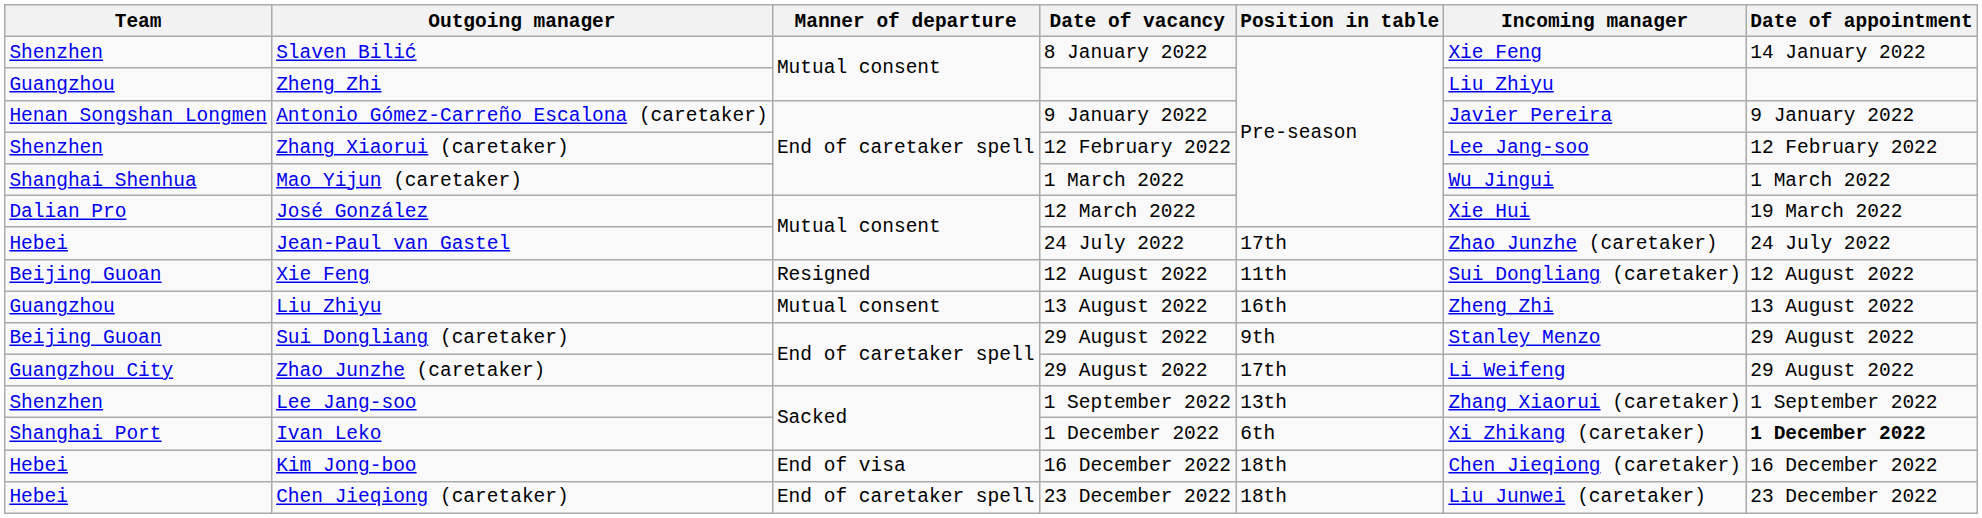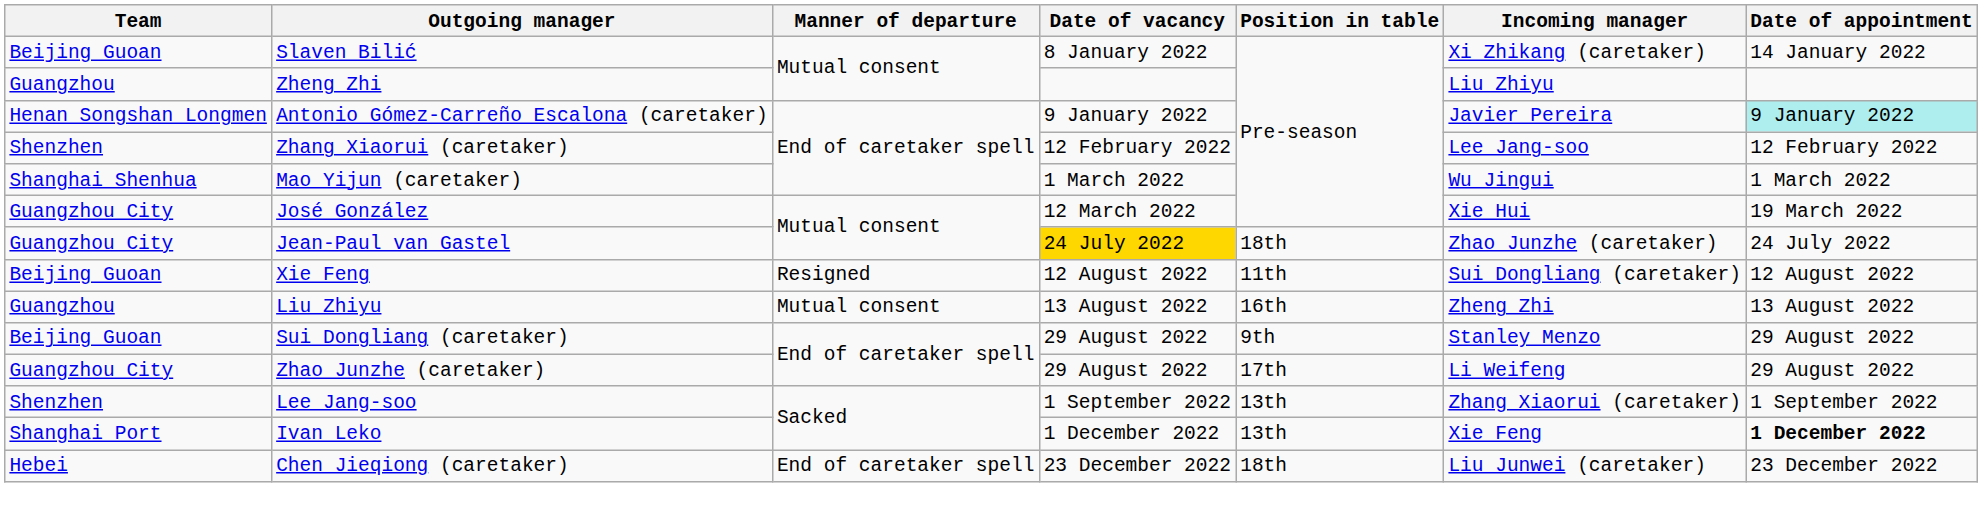(56, 52) Shenzhen -> (85, 52) Beijing Guoan
(1495, 52) Xie Feng -> (1577, 52) Xi Zhikang (caretaker)
(1832, 116) no background -> (1832, 116) paleturquoise background
(68, 211) Dalian Pro -> (91, 211) Guangzhou City
(39, 243) Hebei -> (91, 243) Guangzhou City
(1114, 243) no background -> (1114, 243) gold background
(1264, 243) 17th -> (1264, 243) 18th
(1258, 434) 6th -> (1264, 434) 13th
(1577, 434) Xi Zhikang (caretaker) -> (1495, 434) Xie Feng
- row: (346, 466)
